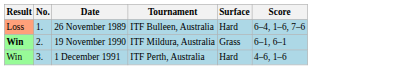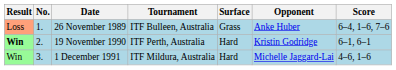+ column: (294, 11)
(229, 26) Hard -> (230, 26) Grass
(173, 41) ITF Mildura, Australia -> (167, 41) ITF Perth, Australia
(230, 41) Grass -> (229, 41) Hard
(167, 56) ITF Perth, Australia -> (173, 56) ITF Mildura, Australia
